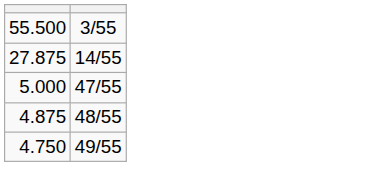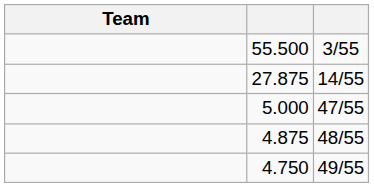+ column: (126, 19)
